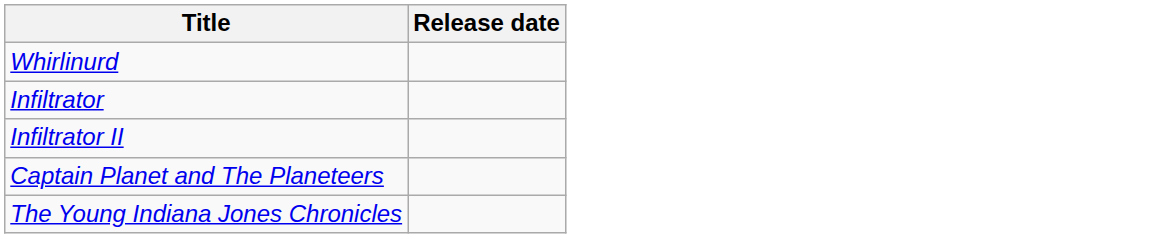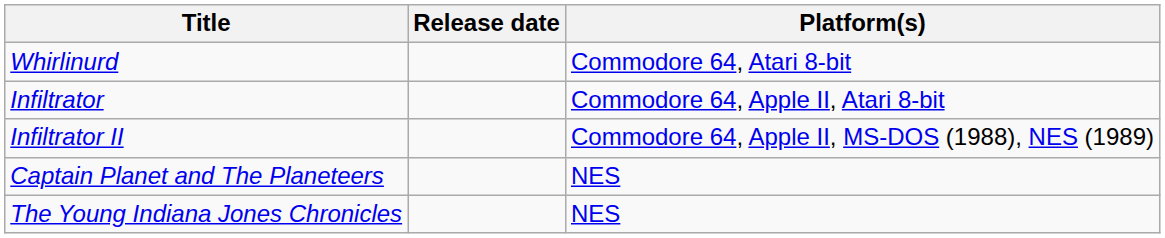+ column: (862, 23)
